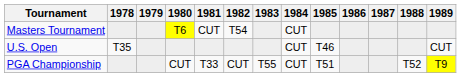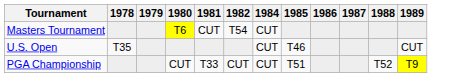- column: (267, 13)
